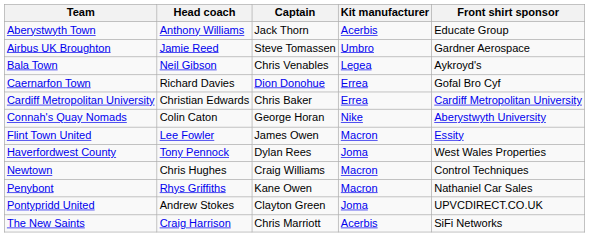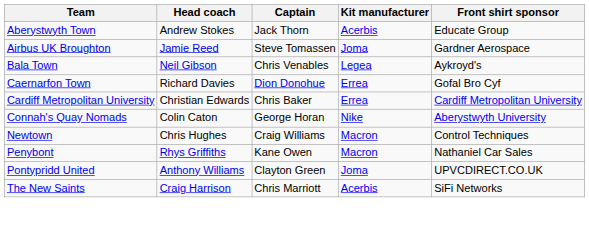(202, 30) Anthony Williams -> (197, 30) Andrew Stokes
(357, 48) Umbro -> (354, 48) Joma
- row: (49, 135)
- row: (62, 153)
(197, 205) Andrew Stokes -> (202, 170) Anthony Williams
